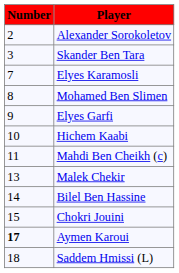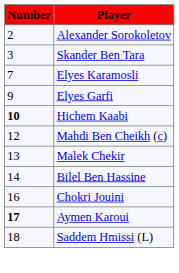- row: (112, 95)
(13, 136) normal -> (13, 115) bold
(13, 156) 11 -> (13, 136) 12
(13, 217) 15 -> (13, 196) 16
